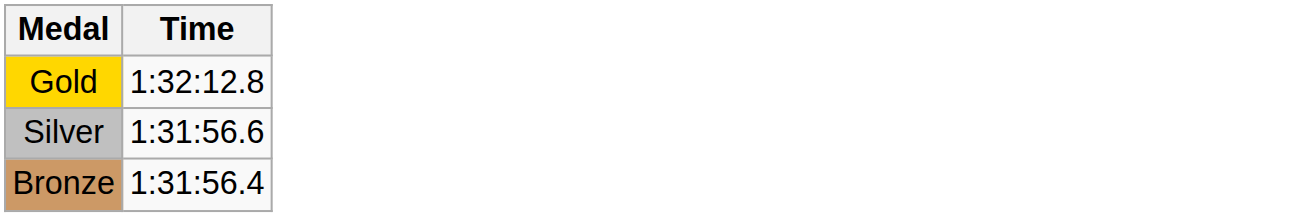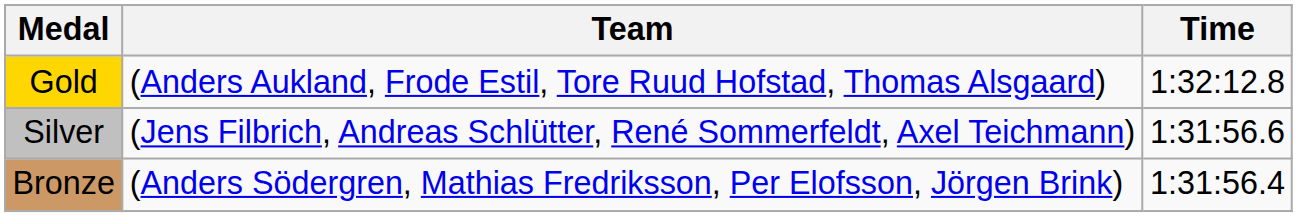+ column: (632, 30)
